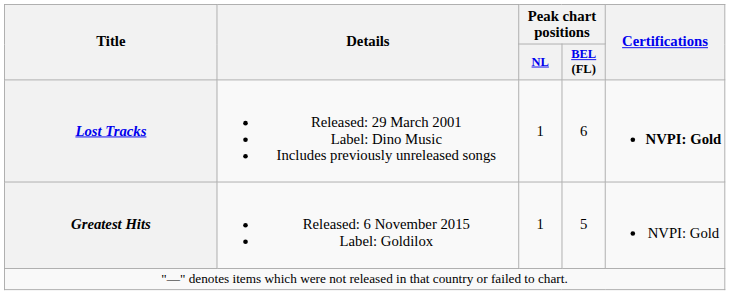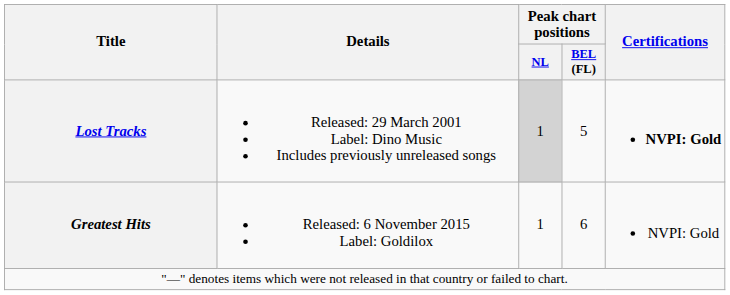(540, 130) no background -> (540, 130) lightgrey background
(584, 130) 6 -> (584, 130) 5
(584, 225) 5 -> (584, 225) 6
